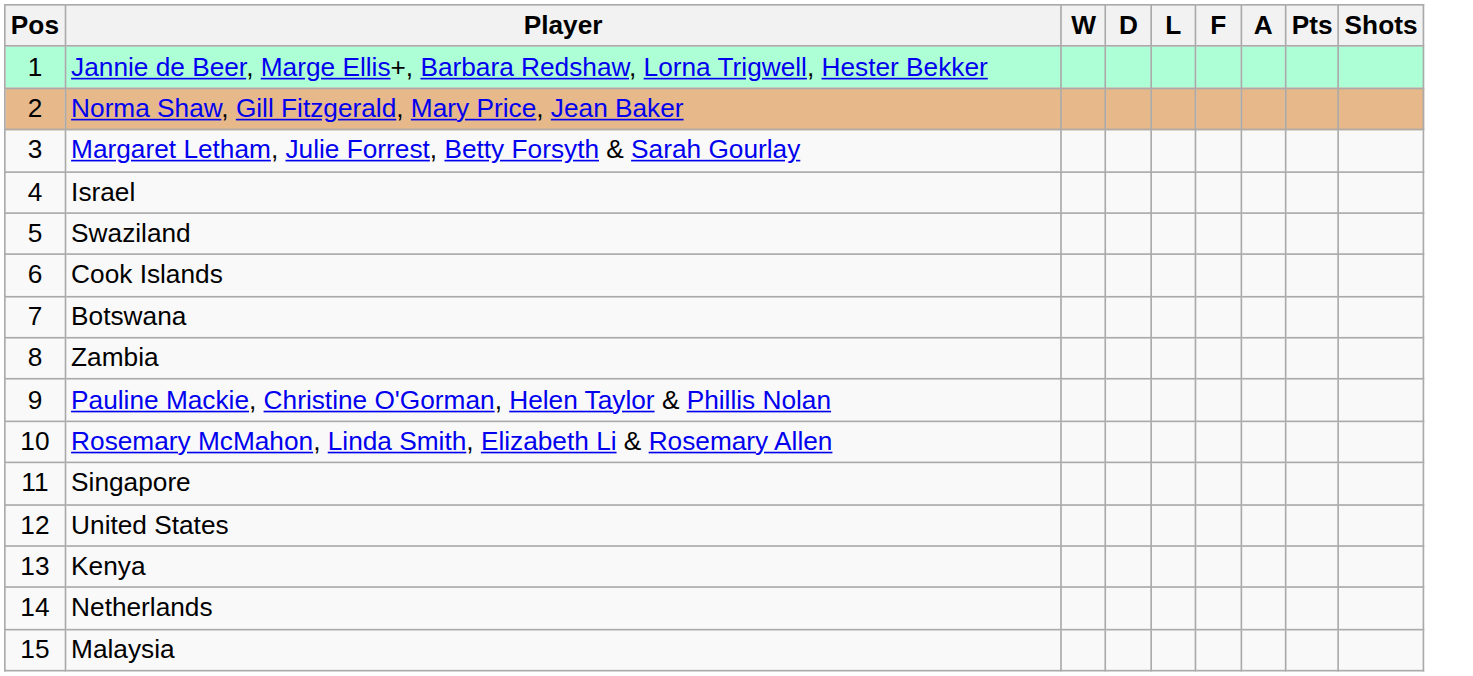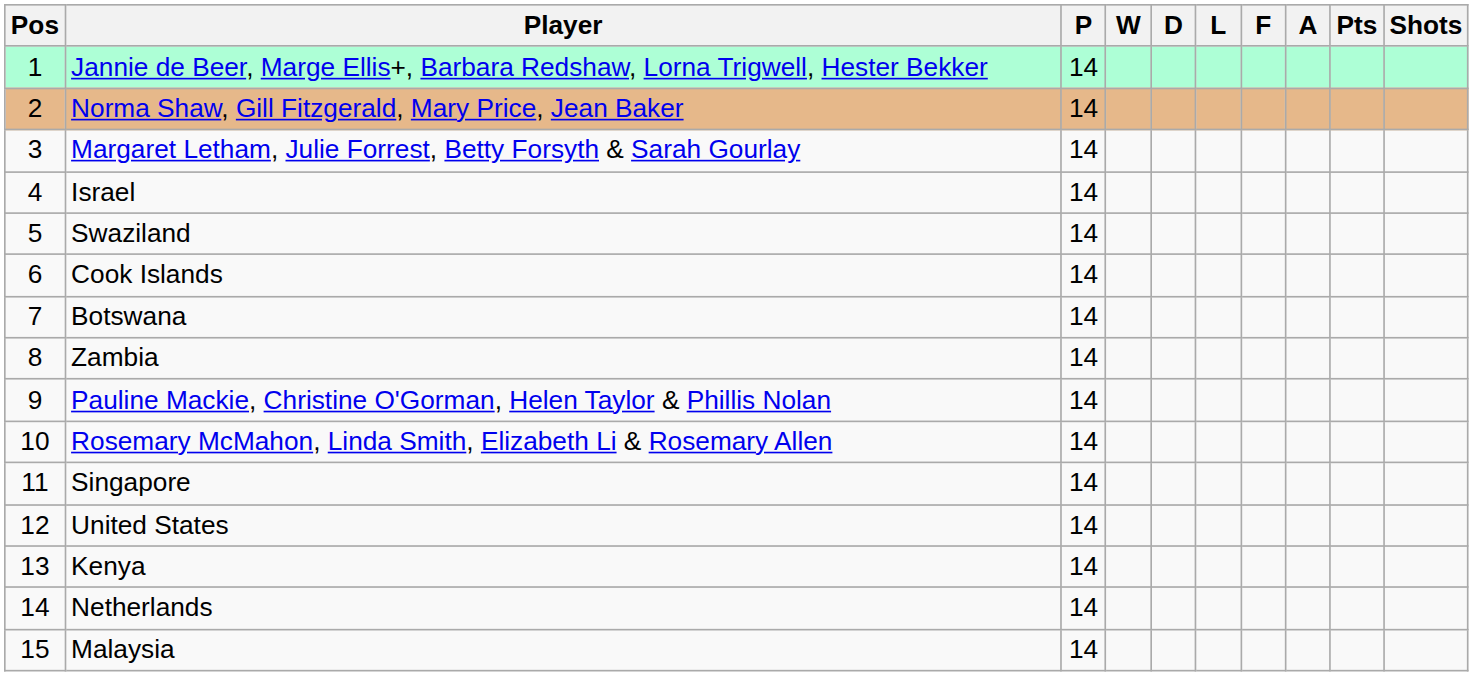+ column: (1084, 25)
